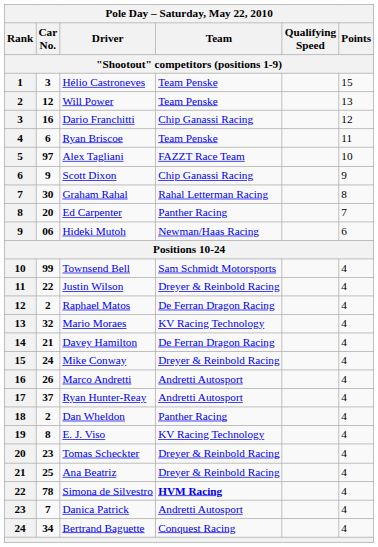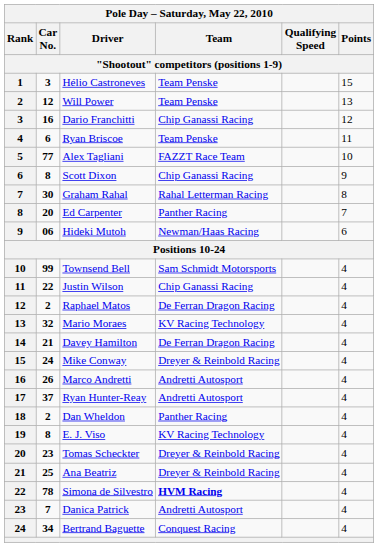(48, 157) 97 -> (48, 157) 77
(48, 175) 9 -> (48, 175) 8
(219, 286) Dreyer & Reinbold Racing -> (206, 286) Chip Ganassi Racing
